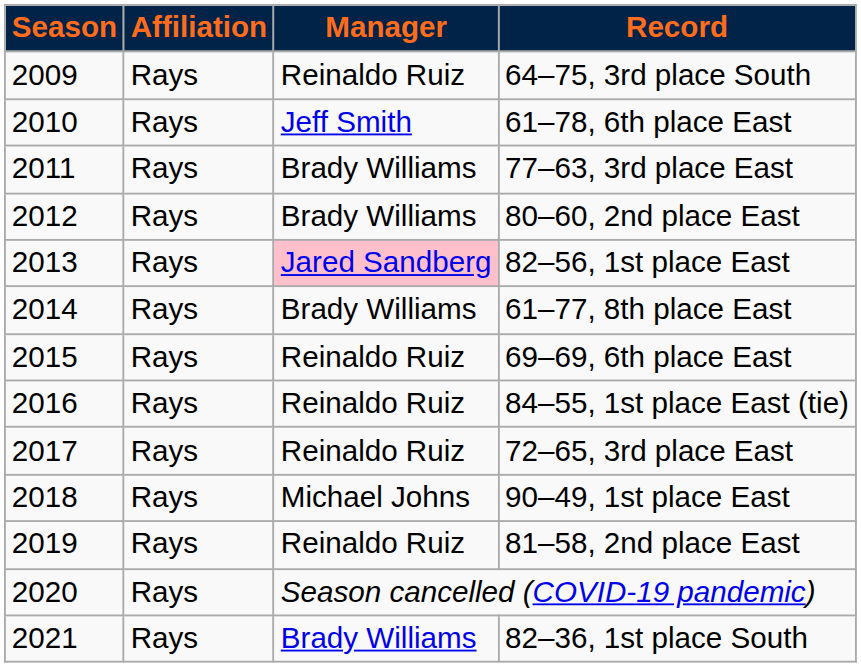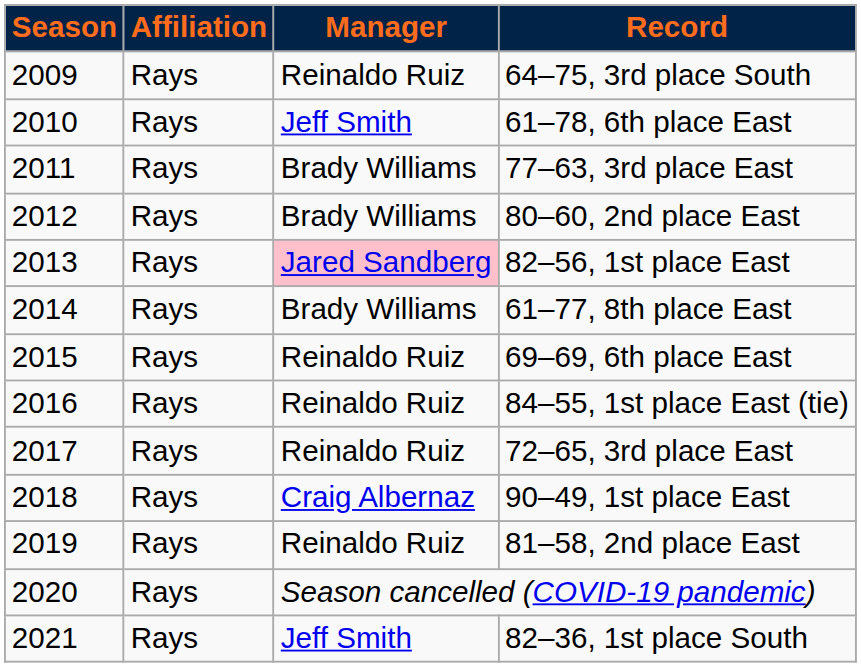(375, 497) Michael Johns -> (378, 497) Craig Albernaz
(379, 638) Brady Williams -> (346, 638) Jeff Smith
